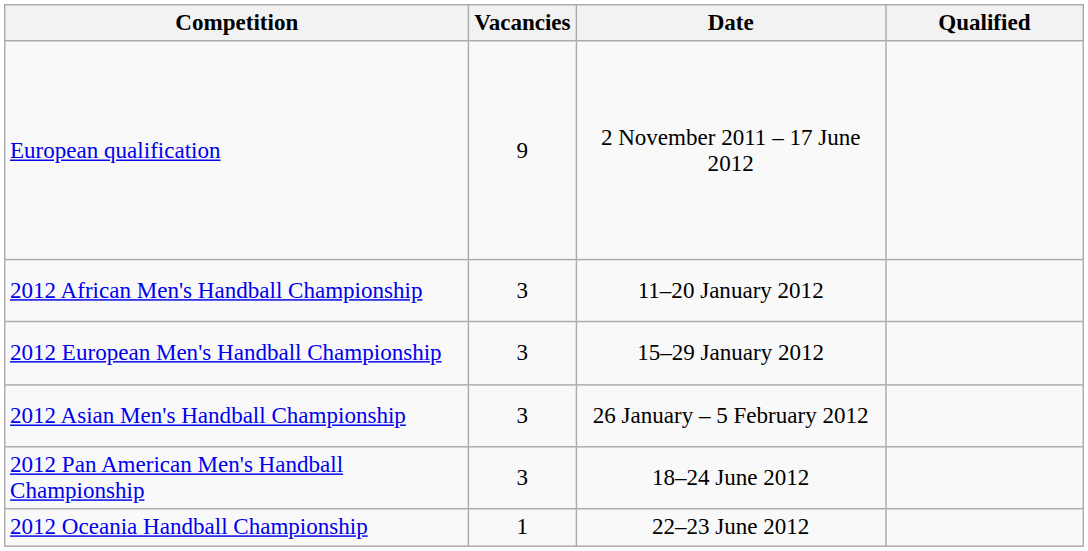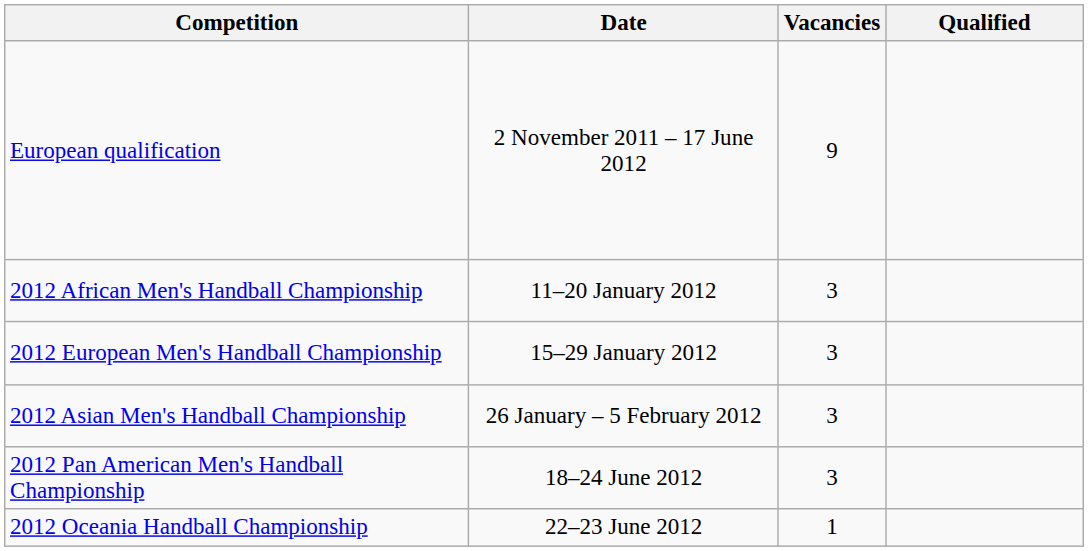columns swapped: (731, 22) <-> (522, 22)
